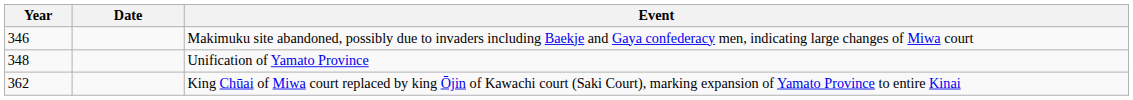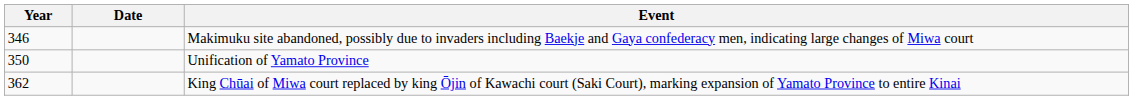(18, 60) 348 -> (18, 60) 350
